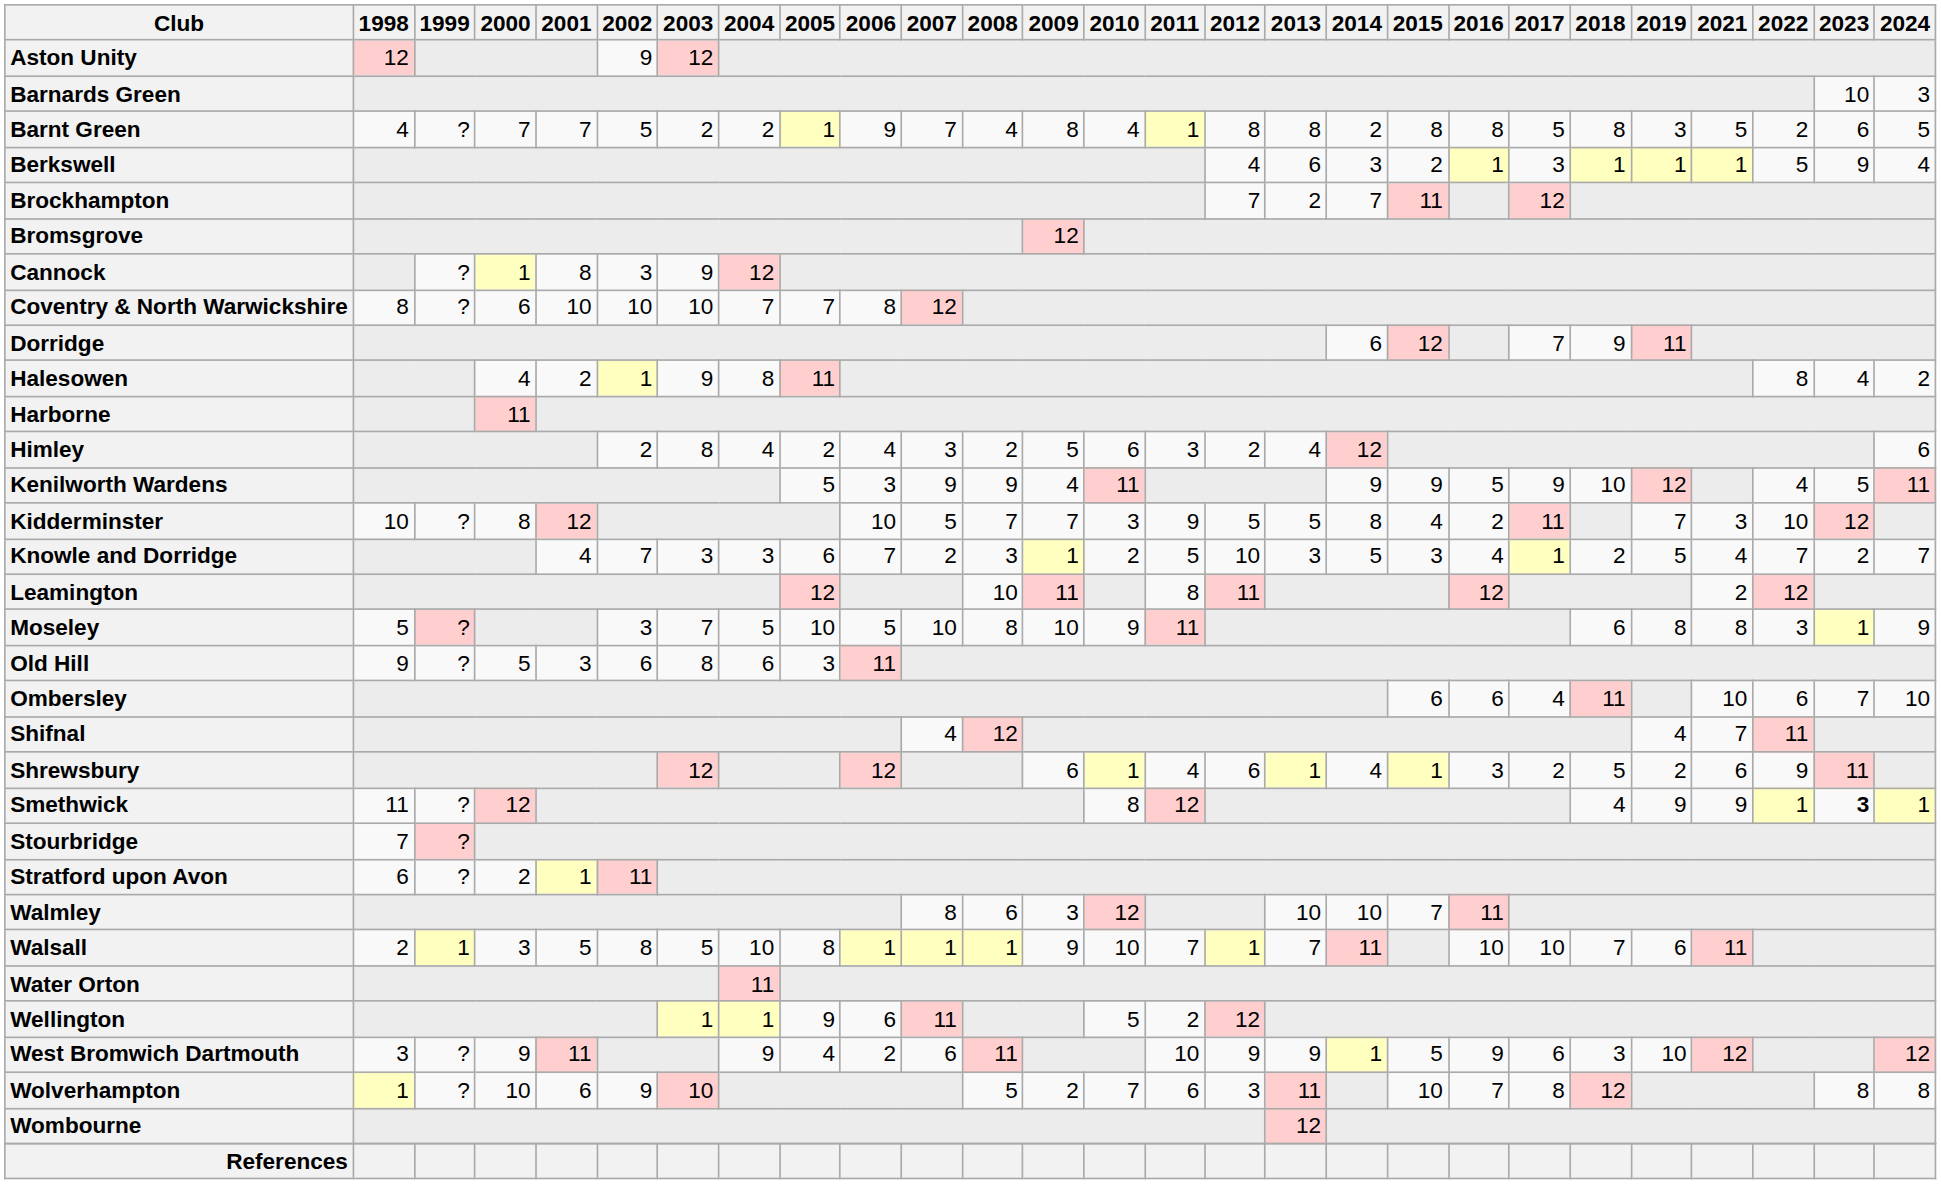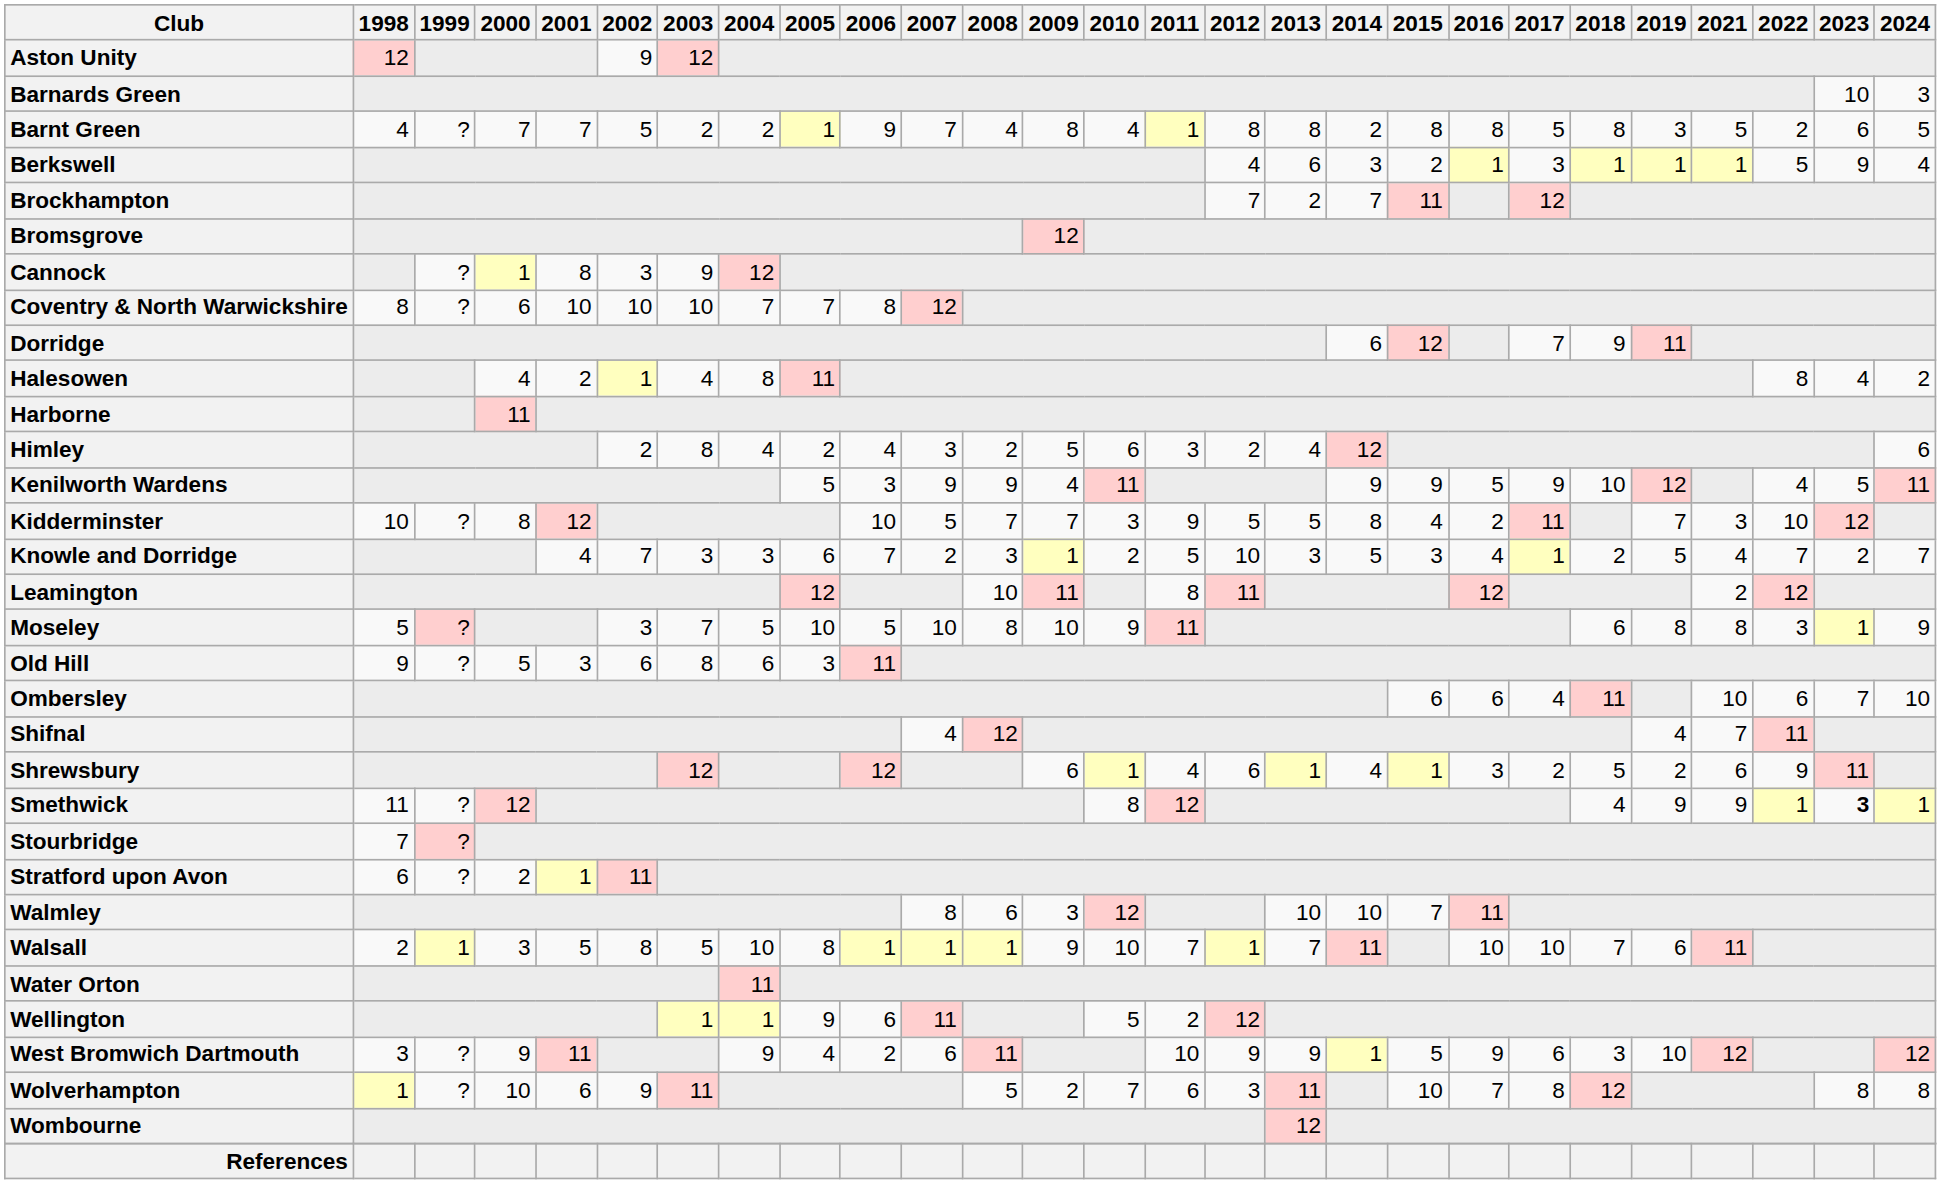(707, 378) 9 -> (707, 378) 4
(701, 1090) 10 -> (702, 1090) 11
